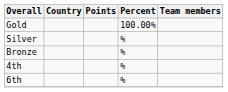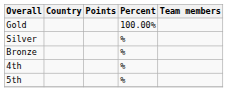+ row: (14, 80)
- row: (14, 80)
